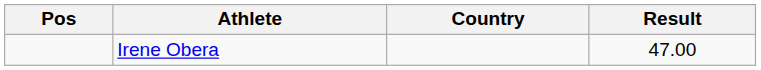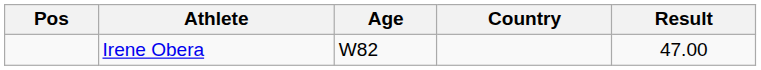+ column: (386, 19)
